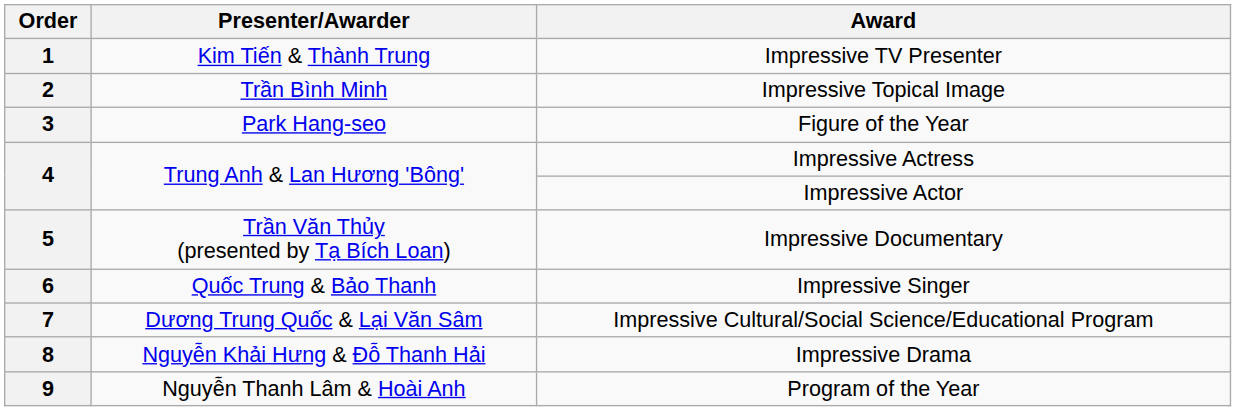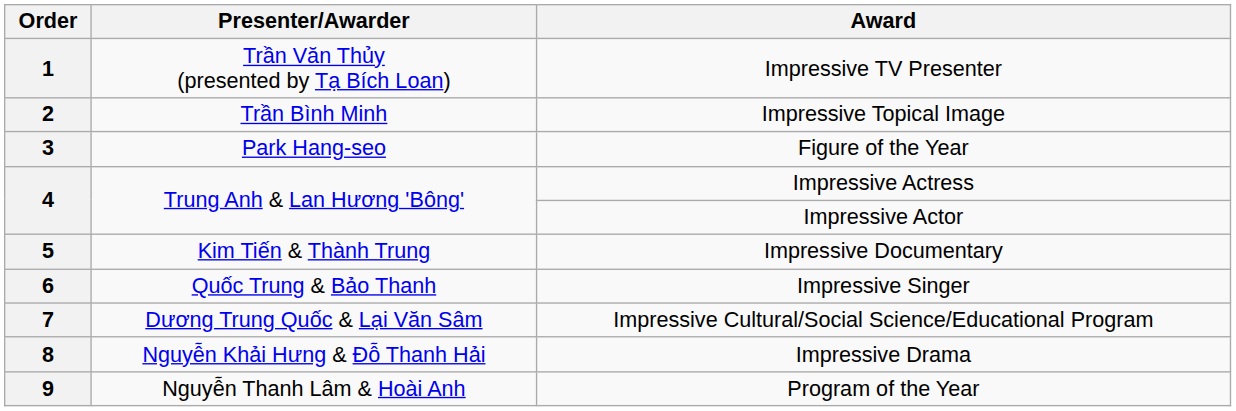(314, 55) Kim Tiến & Thành Trung -> (314, 68) Trần Văn Thủy (presented by Tạ Bích Loan)
(314, 239) Trần Văn Thủy (presented by Tạ Bích Loan) -> (314, 251) Kim Tiến & Thành Trung
